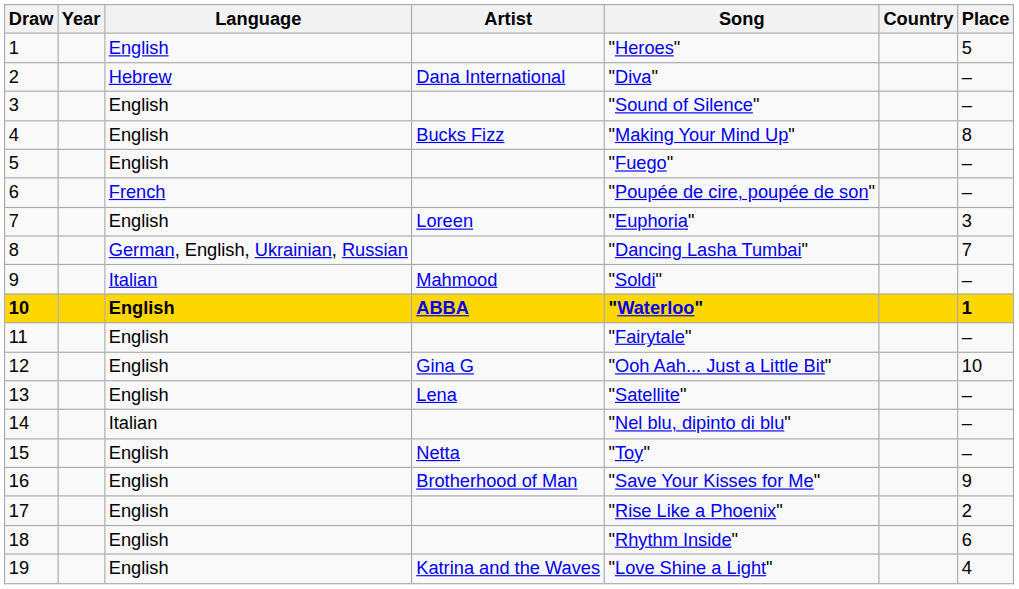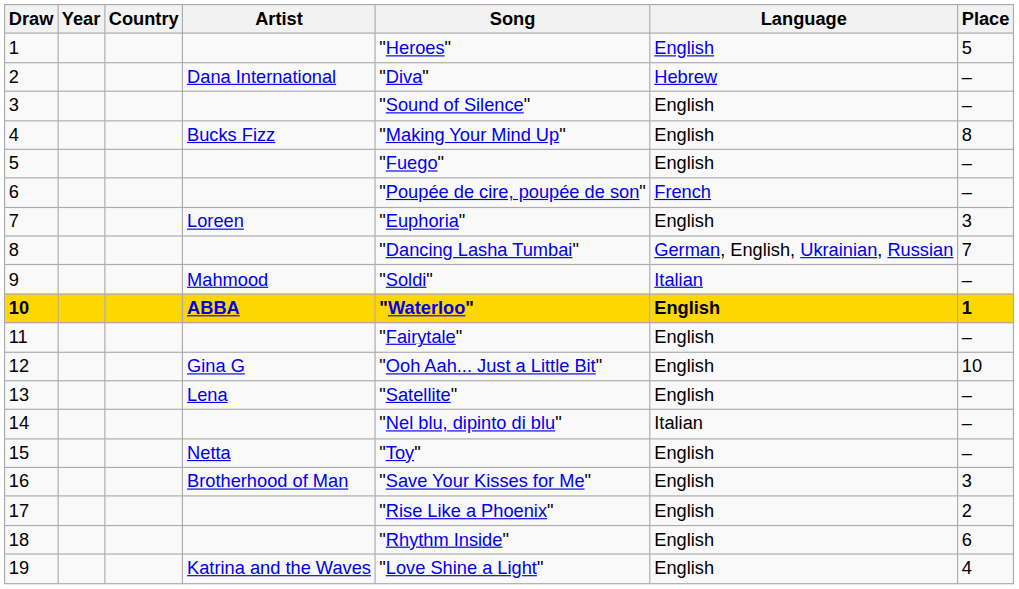columns swapped: (918, 18) <-> (258, 18)
(967, 481) 9 -> (967, 481) 3
